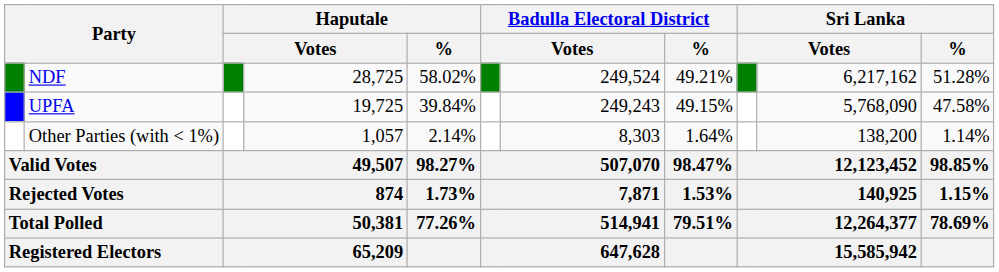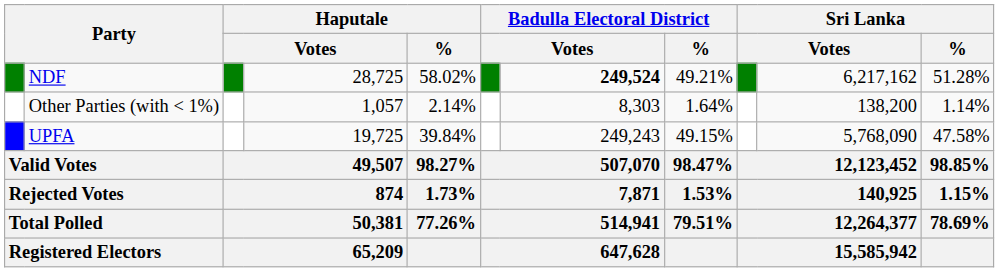(630, 77) normal -> (630, 77) bold
rows swapped: (52, 106) <-> (124, 135)
